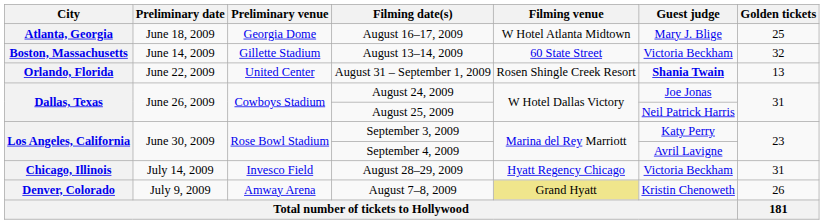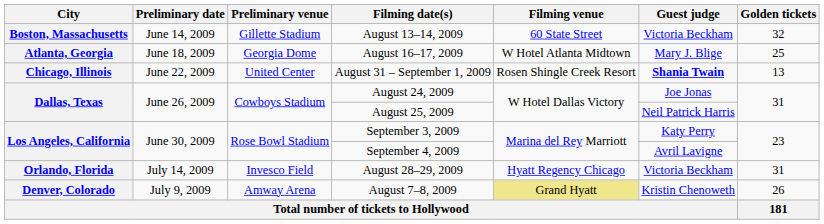rows swapped: (413, 53) <-> (413, 33)
(69, 72) Orlando, Florida -> (69, 72) Chicago, Illinois
(69, 170) Chicago, Illinois -> (69, 170) Orlando, Florida
